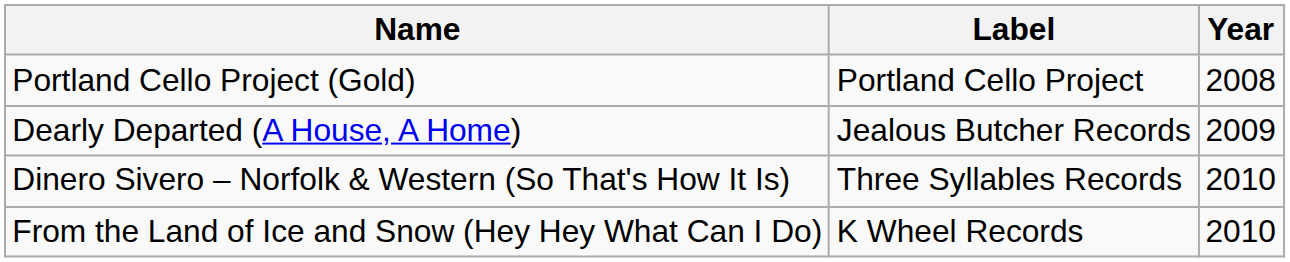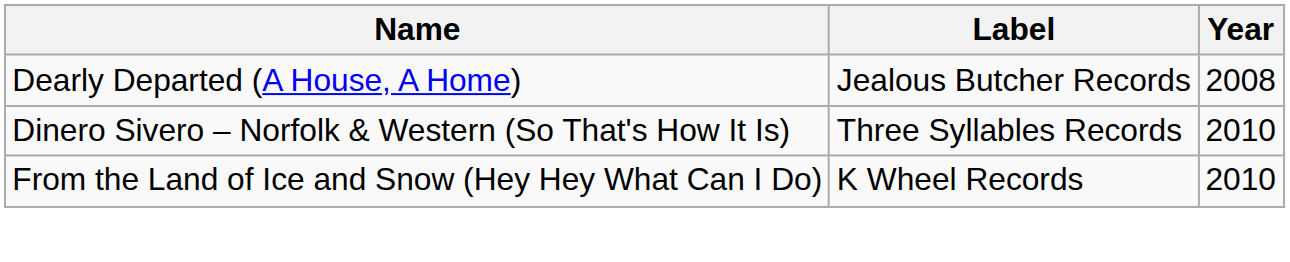- row: (214, 79)
(1241, 130) 2009 -> (1241, 79) 2008
